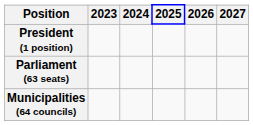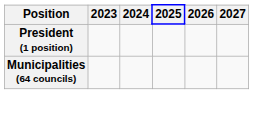- row: (46, 72)
